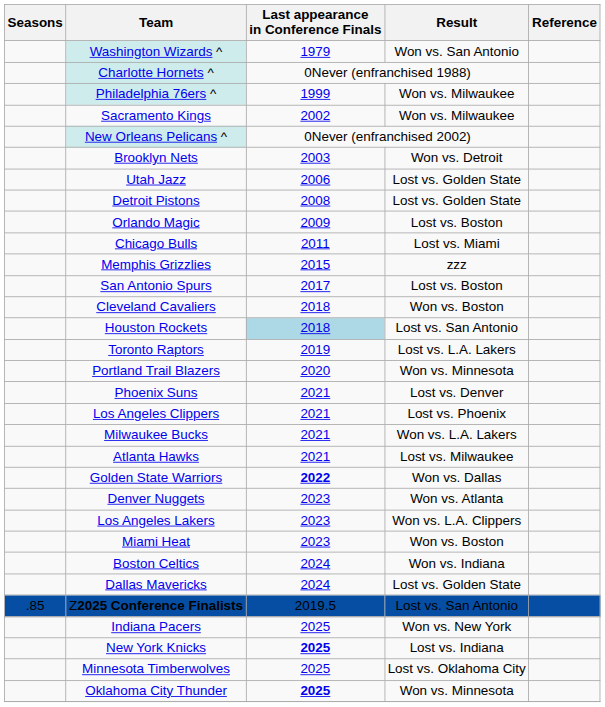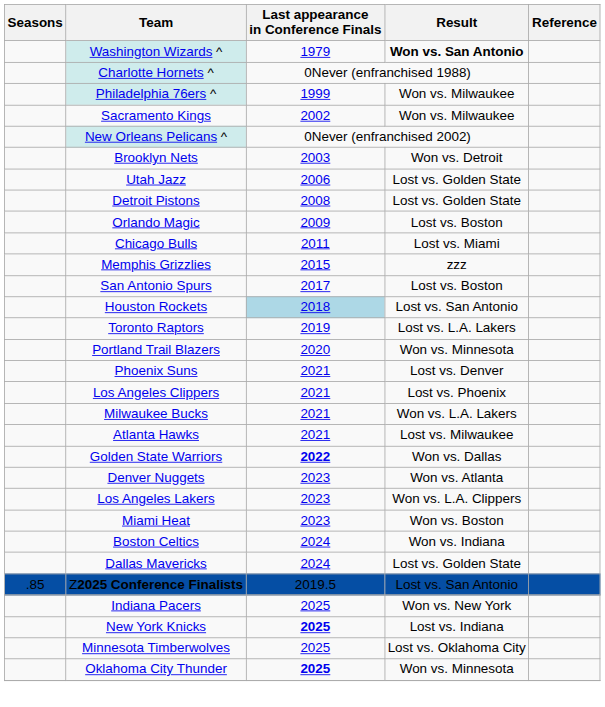(457, 51) normal -> (457, 51) bold
- row: (156, 307)
